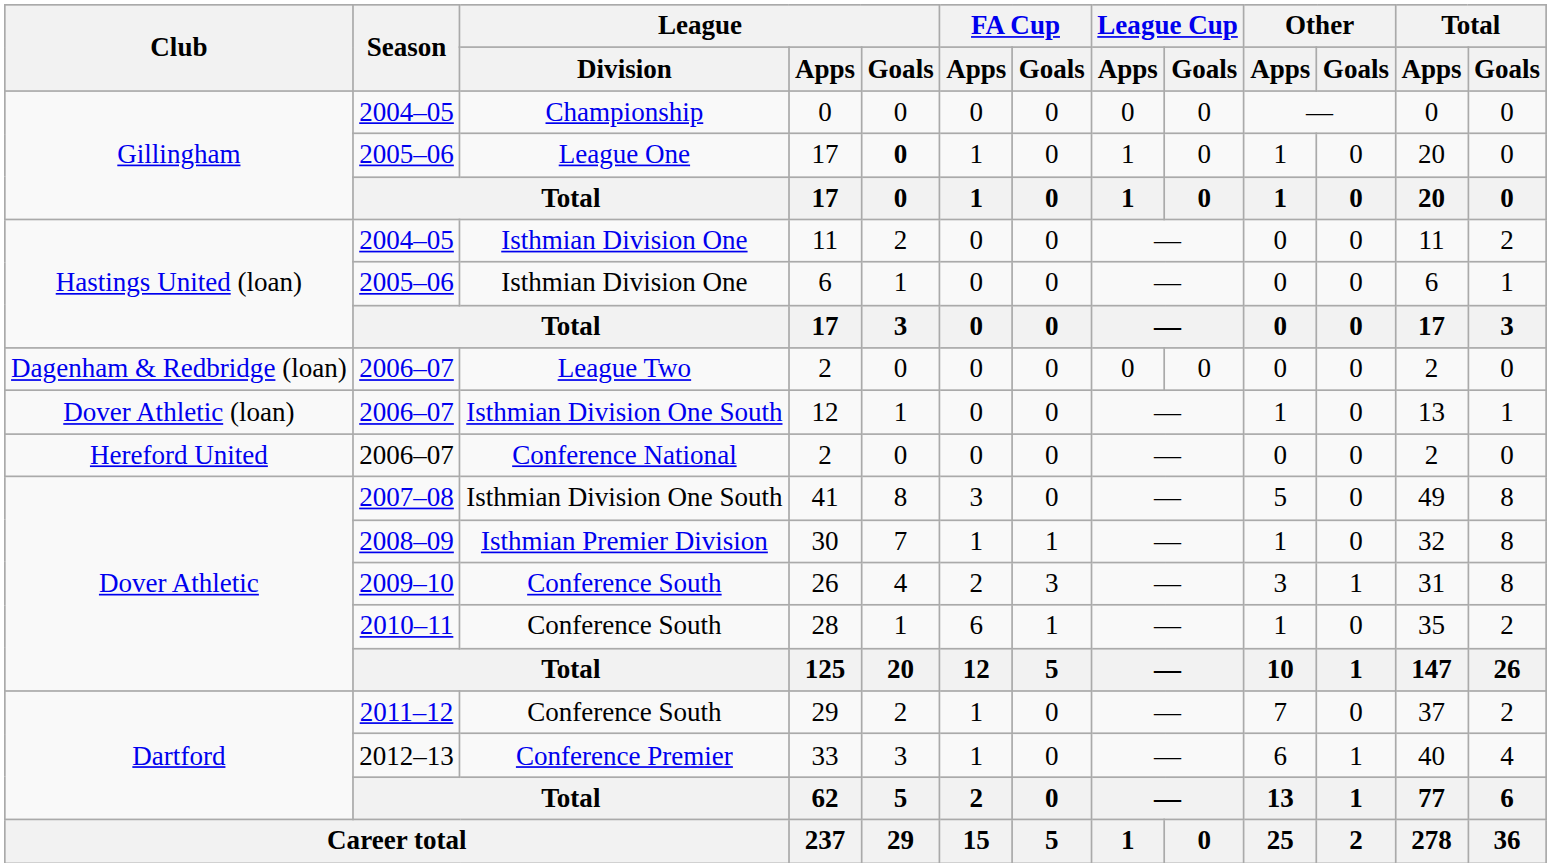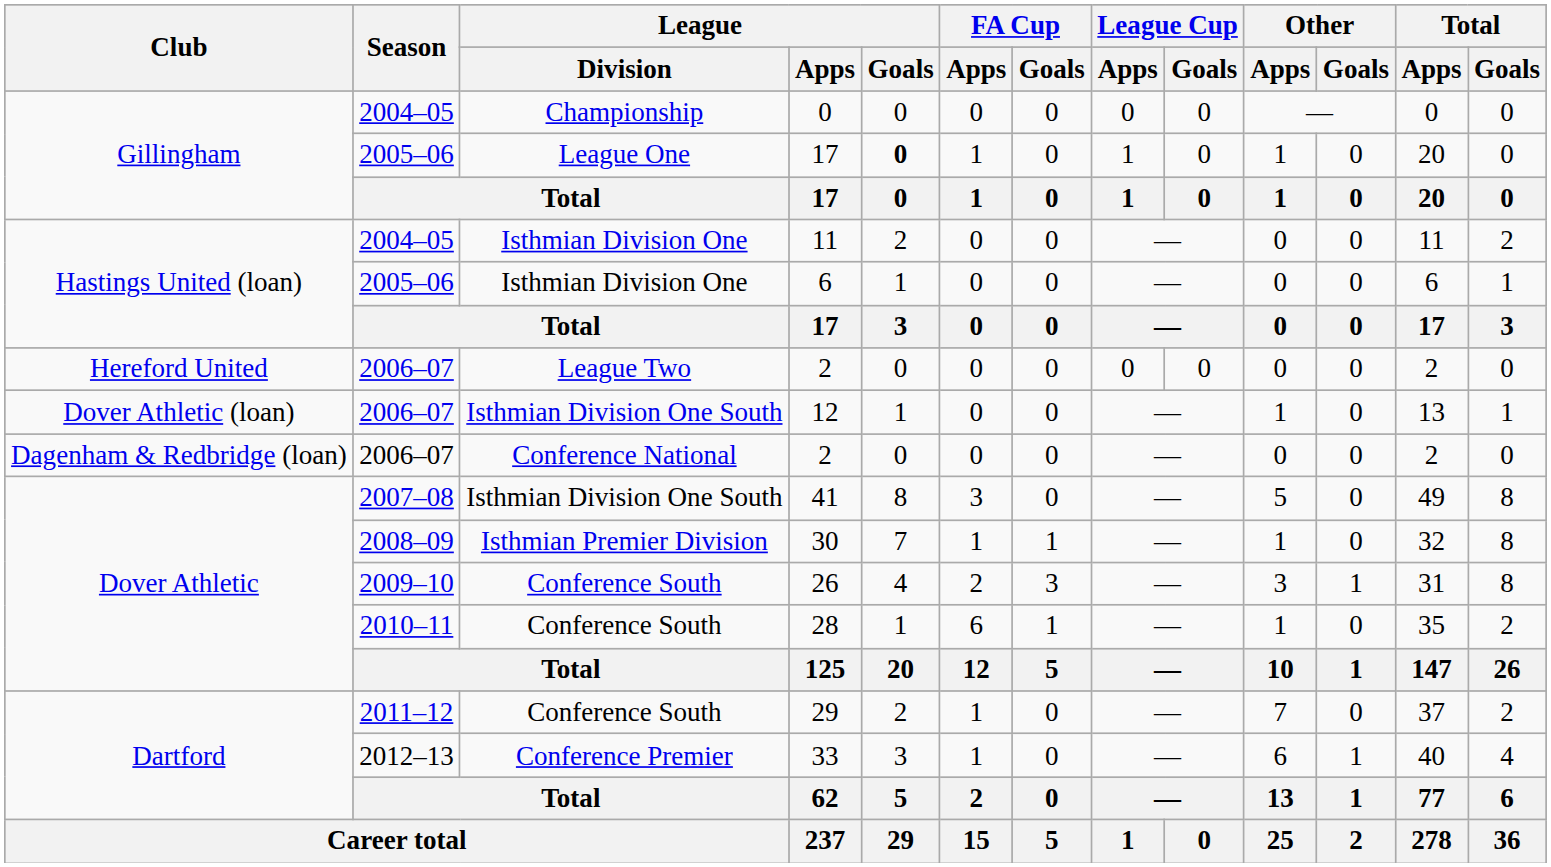(179, 369) Dagenham & Redbridge (loan) -> (179, 369) Hereford United
(179, 454) Hereford United -> (179, 454) Dagenham & Redbridge (loan)
